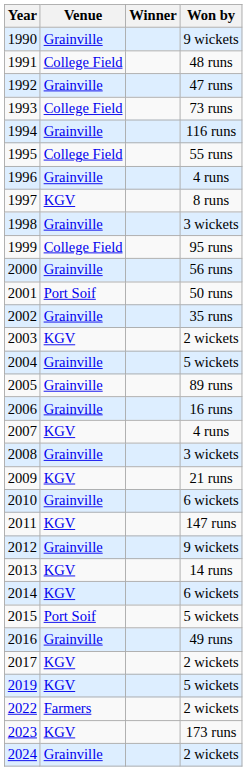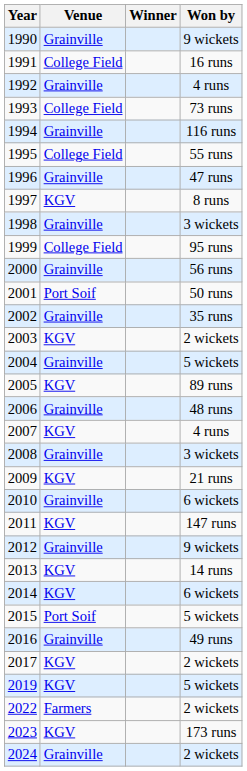(211, 62) 48 runs -> (211, 62) 16 runs
(211, 85) 47 runs -> (211, 85) 4 runs
(211, 177) 4 runs -> (211, 177) 47 runs
(73, 385) Grainville -> (59, 385) KGV
(211, 408) 16 runs -> (211, 408) 48 runs
